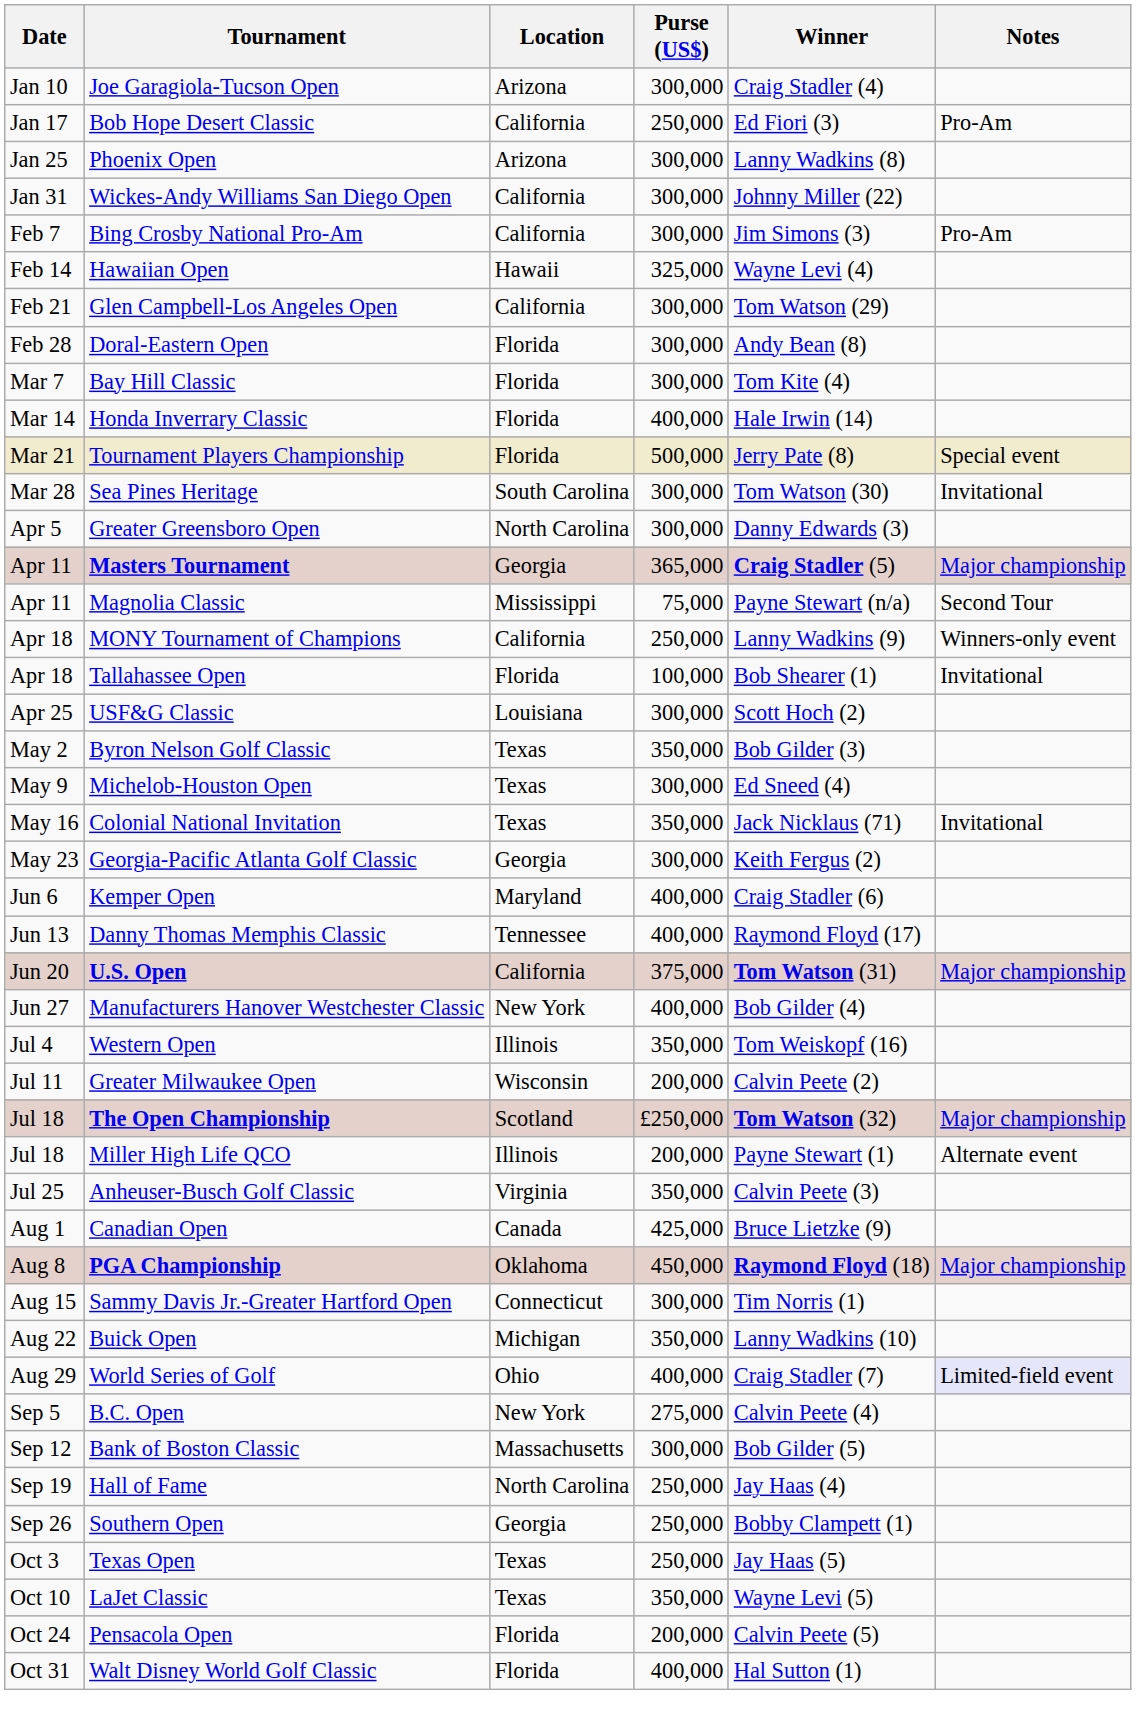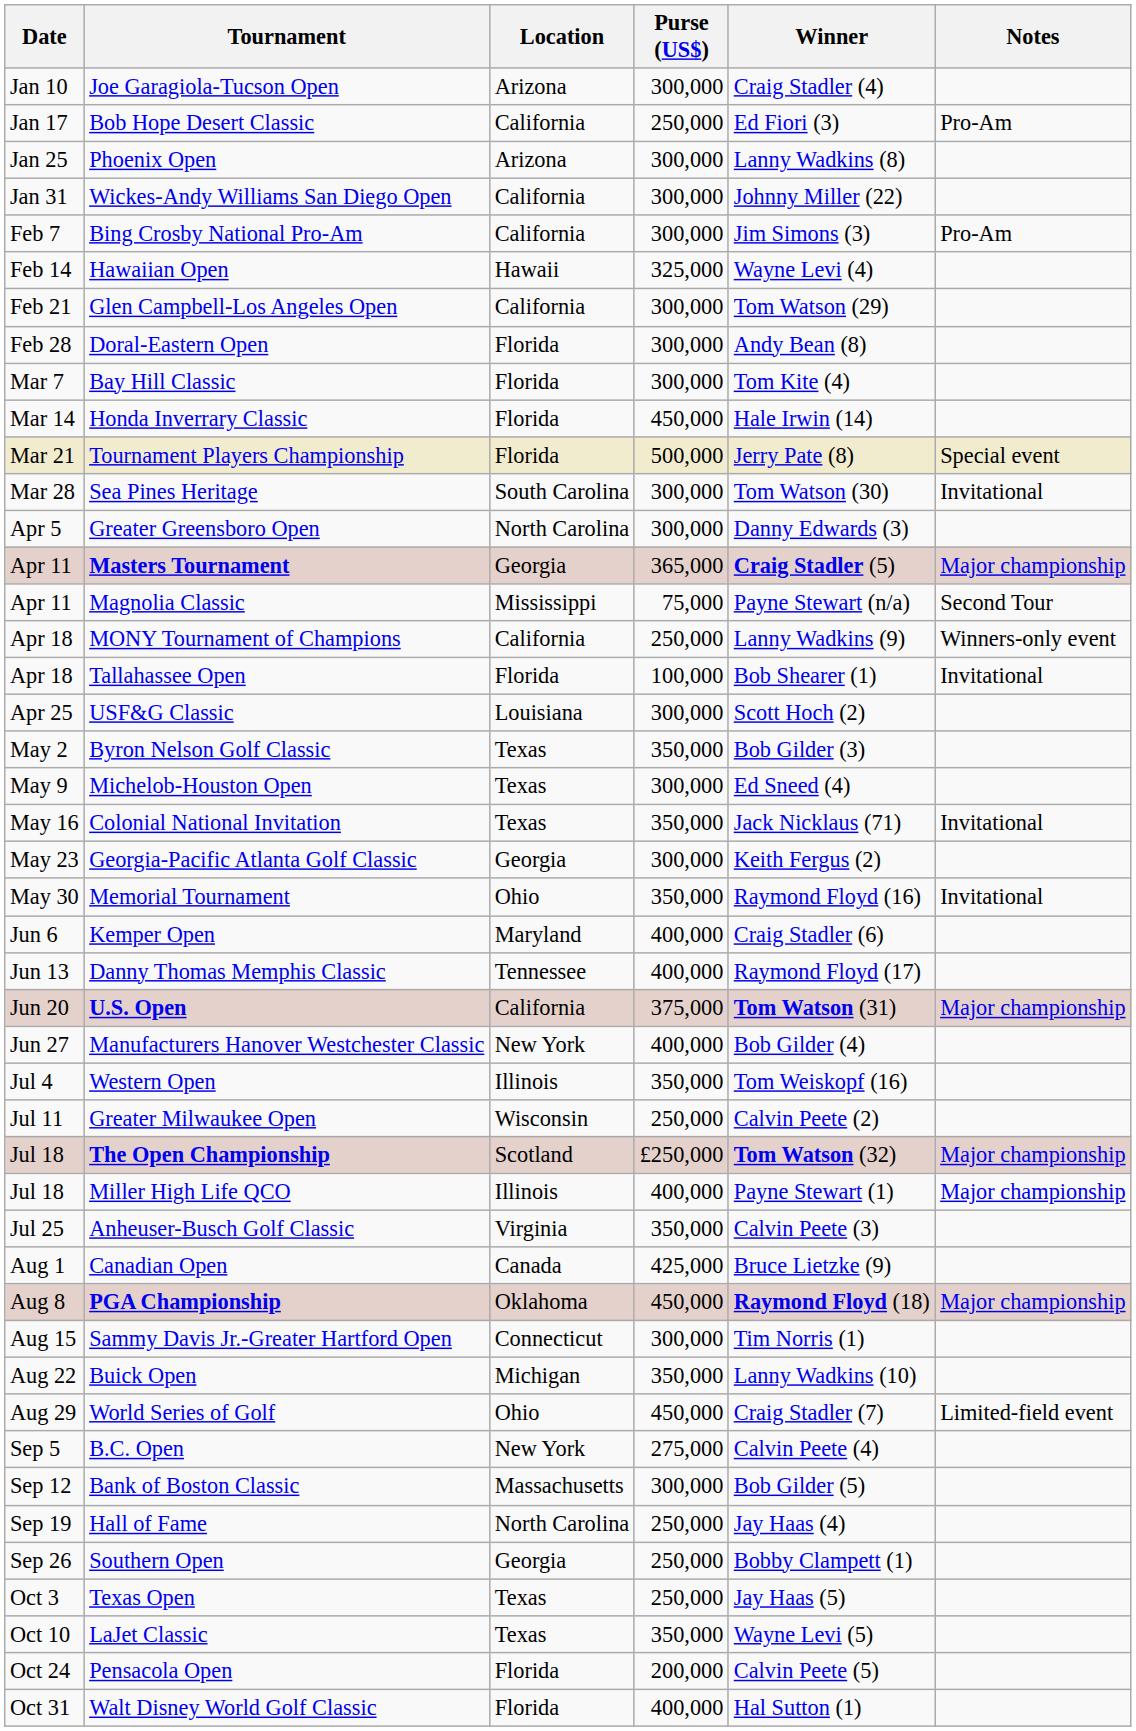(687, 417) 400,000 -> (687, 417) 450,000
+ row: (190, 896)
(687, 1081) 200,000 -> (687, 1117) 250,000
(687, 1154) 200,000 -> (687, 1191) 400,000
(1009, 1154) Alternate event -> (1033, 1191) Major championship
(687, 1375) 400,000 -> (687, 1412) 450,000
(1027, 1375) lavender background -> (1027, 1412) no background
